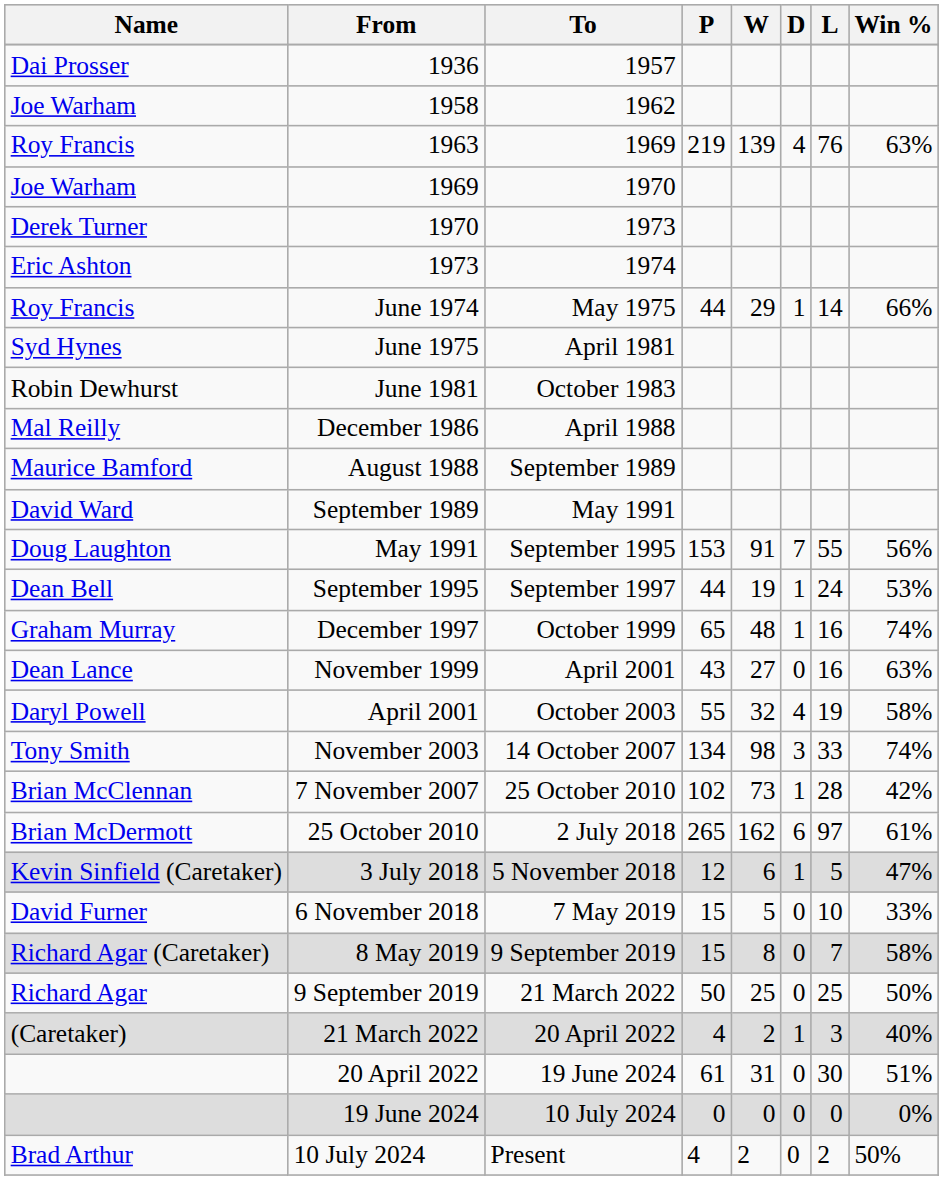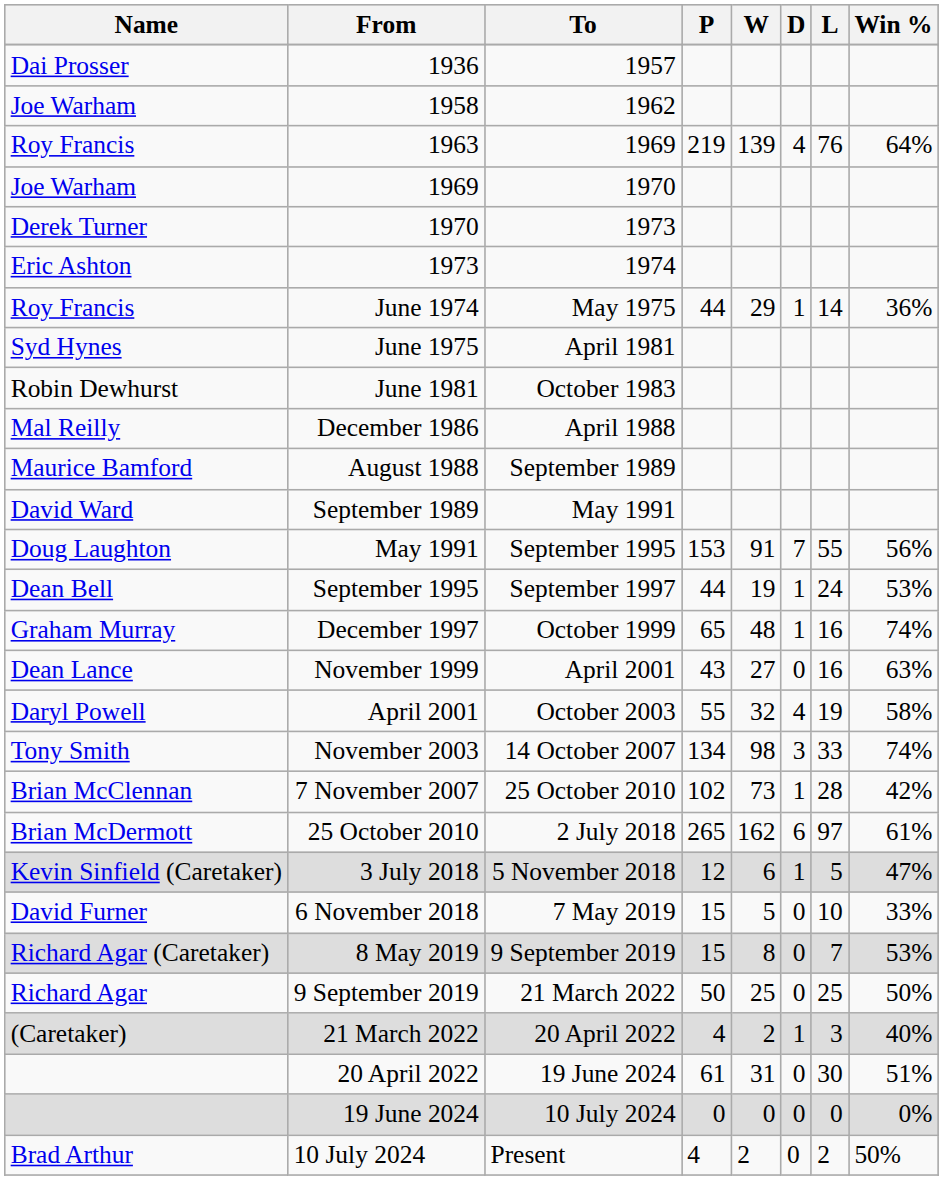(909, 145) 63% -> (909, 145) 64%
(909, 307) 66% -> (909, 307) 36%
(909, 952) 58% -> (909, 952) 53%
